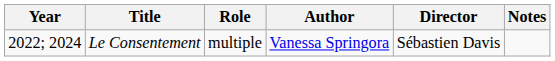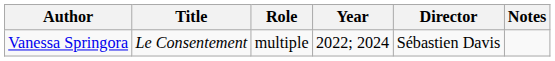columns swapped: (45, 17) <-> (329, 17)
